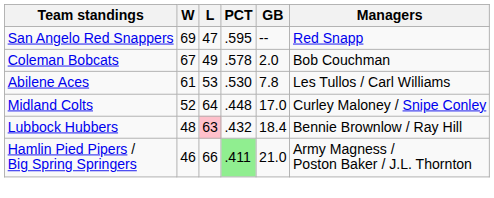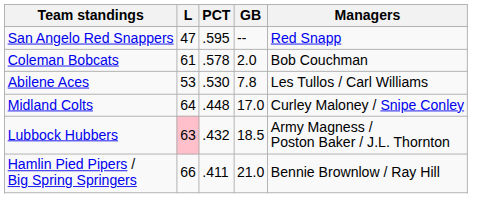- column: (188, 15)
(210, 60) 49 -> (188, 60) 61
(273, 127) 18.4 -> (251, 135) 18.5
(377, 127) Bennie Brownlow / Ray Hill -> (360, 135) Army Magness / Poston Baker / J.L. Thornton
(238, 157) lightgreen background -> (215, 173) no background
(382, 157) Army Magness / Poston Baker / J.L. Thornton -> (355, 173) Bennie Brownlow / Ray Hill
